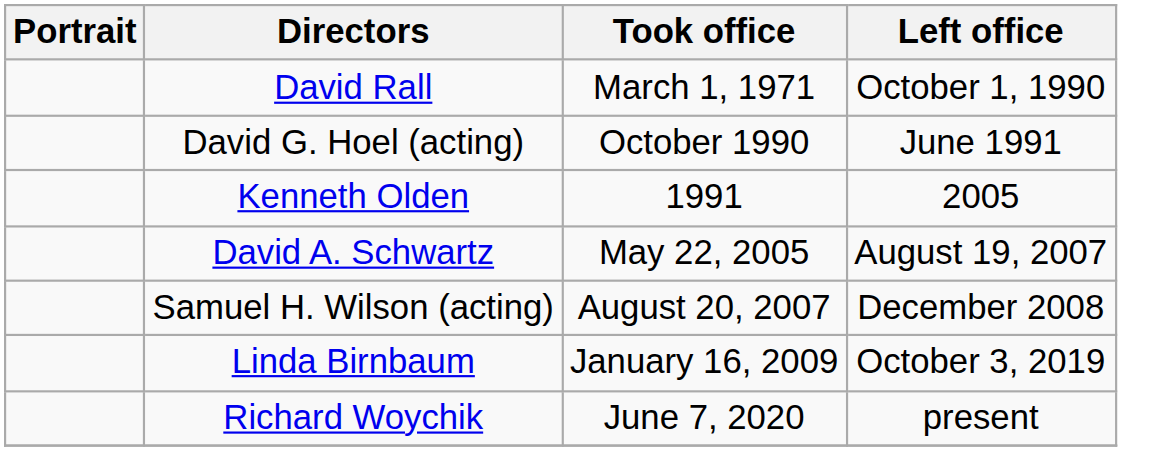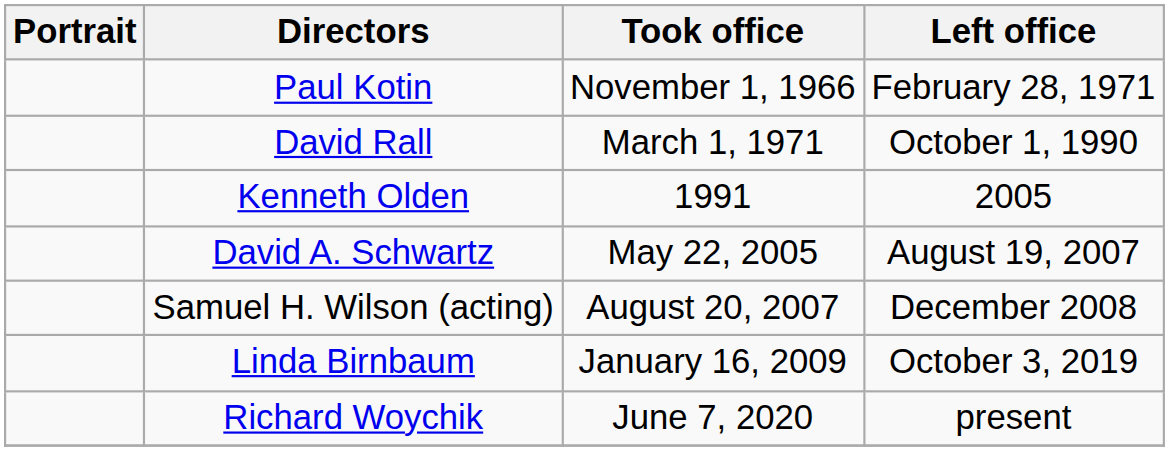+ row: (353, 87)
- row: (353, 142)
